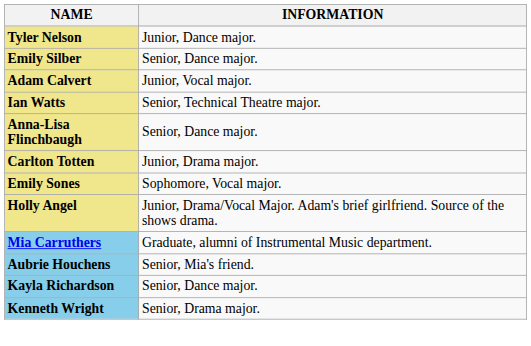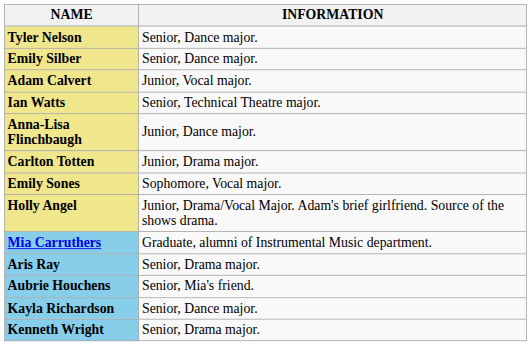(199, 37) Junior, Dance major. -> (200, 37) Senior, Dance major.
(200, 132) Senior, Dance major. -> (199, 132) Junior, Dance major.
+ row: (34, 264)
